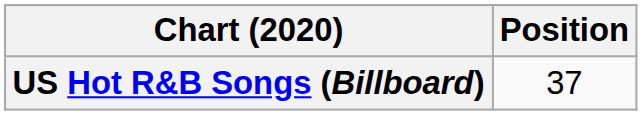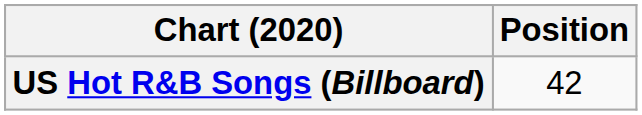(564, 82) 37 -> (564, 82) 42
